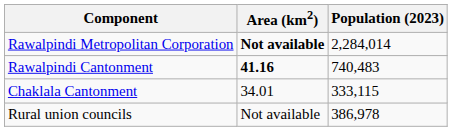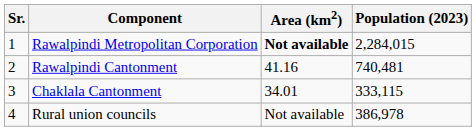+ column: (17, 18)
(361, 43) 2,284,014 -> (385, 43) 2,284,015
(257, 67) bold -> (281, 67) normal
(355, 67) 740,483 -> (379, 67) 740,481
